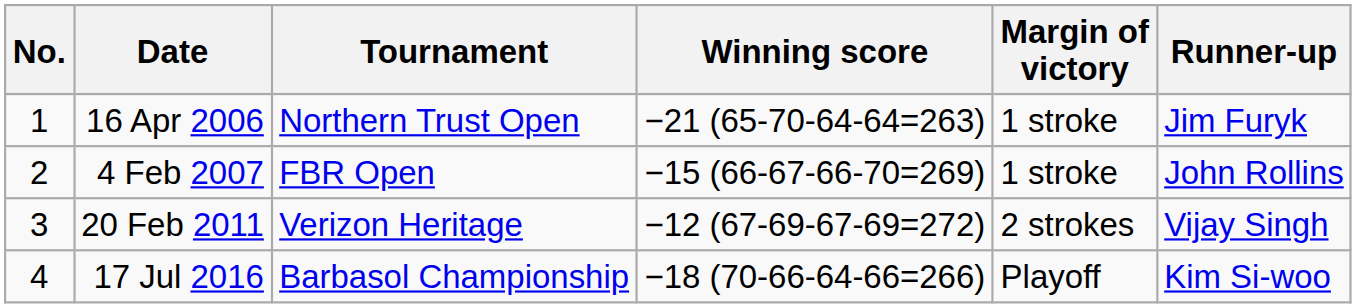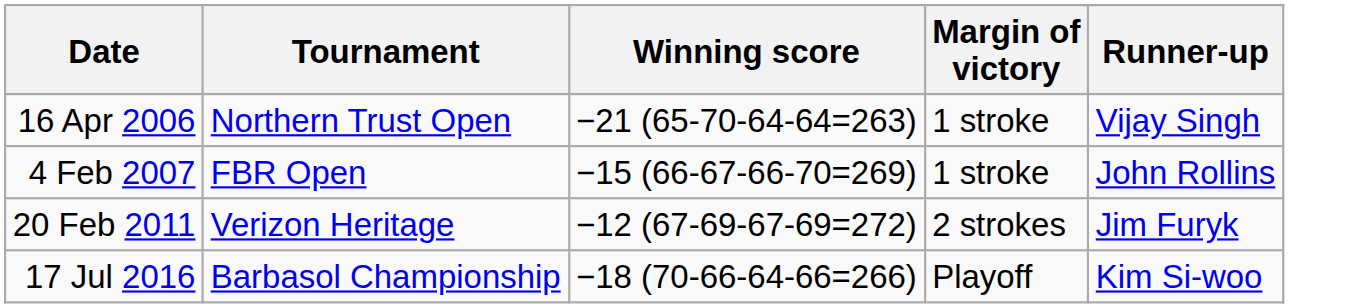- column: (39, 50)
(1236, 120) Jim Furyk -> (1178, 120) Vijay Singh
(1246, 225) Vijay Singh -> (1167, 225) Jim Furyk
